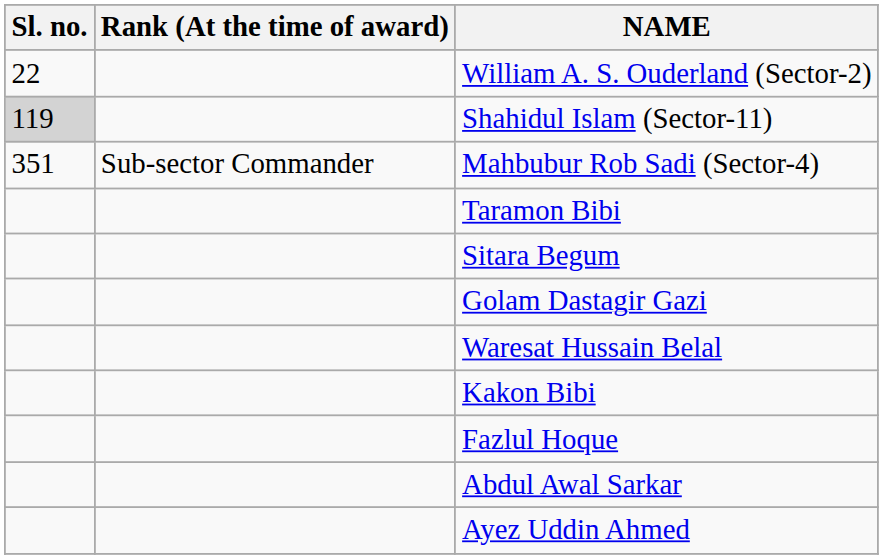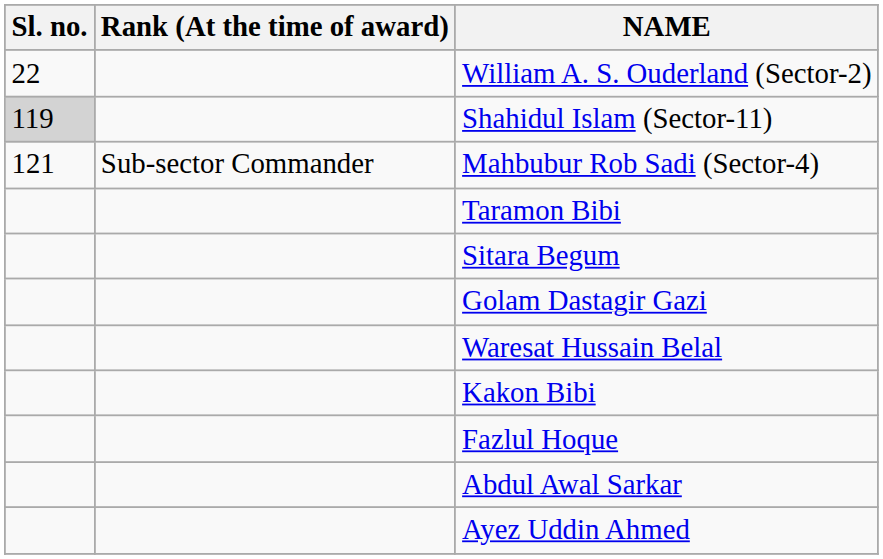(33, 164) 351 -> (33, 164) 121
